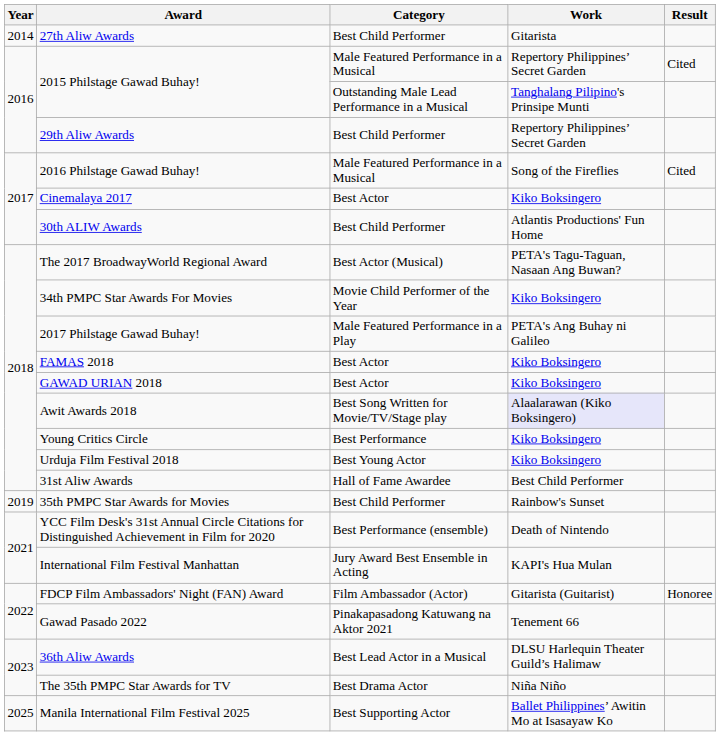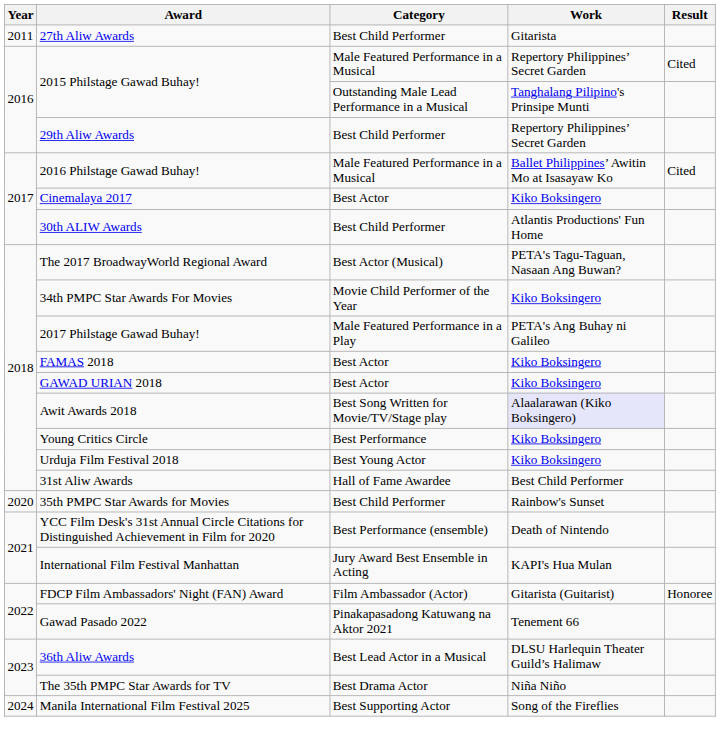(21, 35) 2014 -> (20, 35) 2011
(565, 170) Song of the Fireflies -> (578, 170) Ballet Philippines’ Awitin Mo at Isasayaw Ko
(21, 501) 2019 -> (21, 501) 2020
(21, 713) 2025 -> (21, 706) 2024
(578, 713) Ballet Philippines’ Awitin Mo at Isasayaw Ko -> (565, 706) Song of the Fireflies
